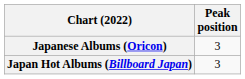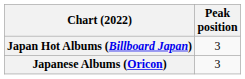rows swapped: (100, 45) <-> (100, 64)
